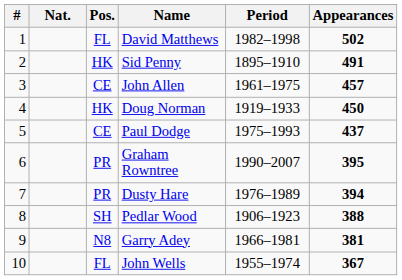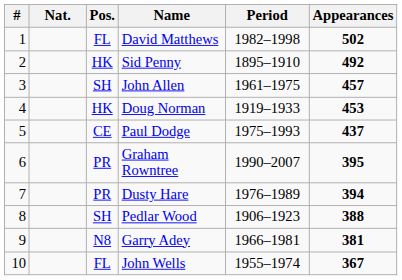(353, 62) 491 -> (353, 62) 492
(102, 85) CE -> (102, 85) SH
(353, 108) 450 -> (353, 108) 453
